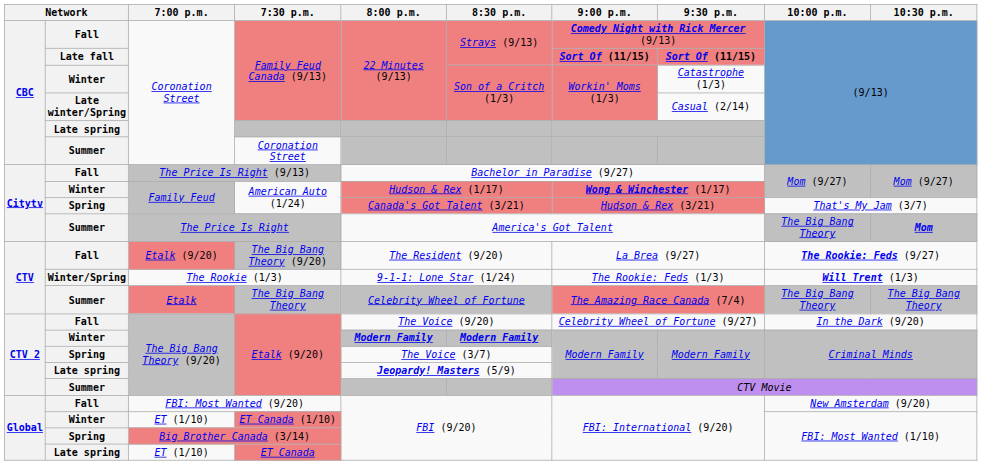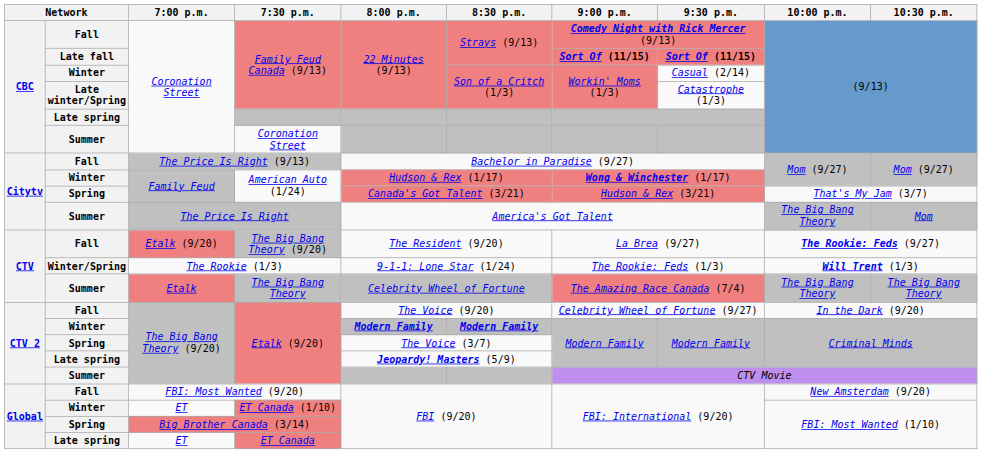(711, 79) Catastrophe (1/3) -> (711, 73) Casual (2/14)
(711, 107) Casual (2/14) -> (711, 95) Catastrophe (1/3)
(924, 228) bold -> (924, 216) normal
(182, 420) ET (1/10) -> (182, 408) ET
(182, 452) ET (1/10) -> (182, 441) ET
